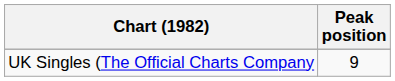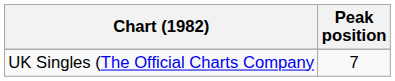(354, 62) 9 -> (354, 62) 7
